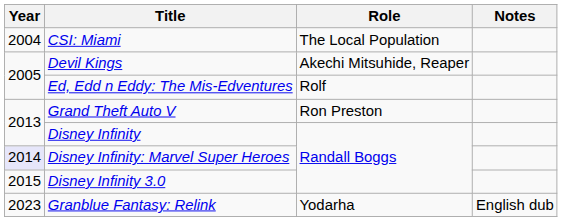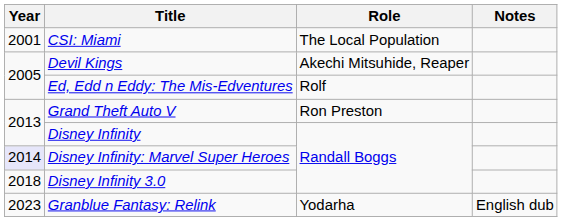(24, 39) 2004 -> (24, 39) 2001
(24, 181) 2015 -> (24, 181) 2018
